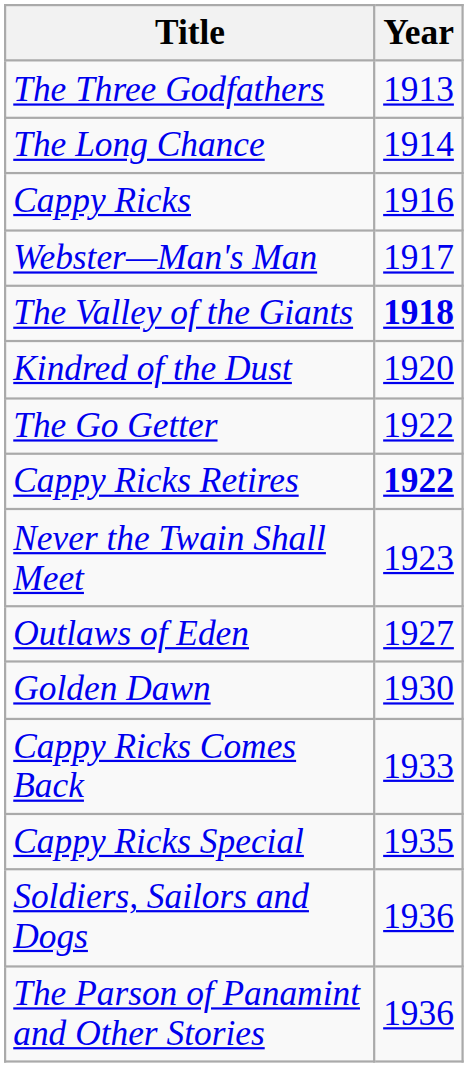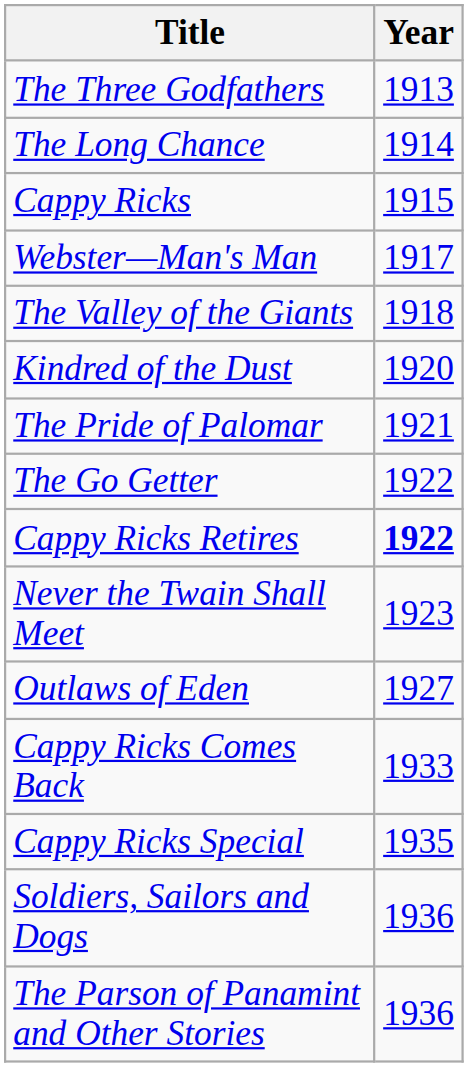(419, 200) 1916 -> (419, 200) 1915
(419, 312) bold -> (419, 312) normal
+ row: (168, 425)
- row: (112, 689)
